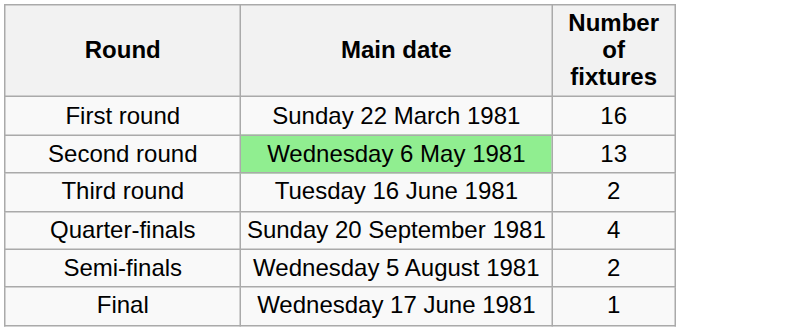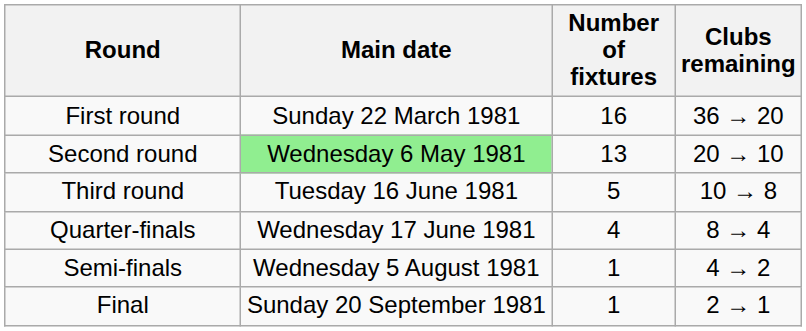+ column: (738, 50)
(614, 191) 2 -> (614, 191) 5
(396, 229) Sunday 20 September 1981 -> (396, 229) Wednesday 17 June 1981
(614, 267) 2 -> (614, 267) 1
(396, 305) Wednesday 17 June 1981 -> (396, 305) Sunday 20 September 1981
